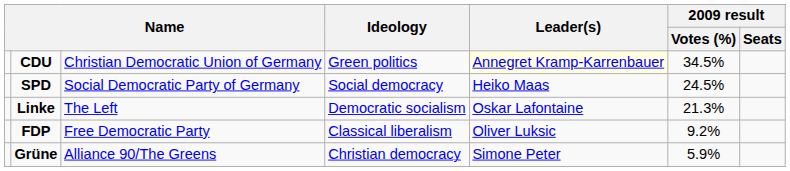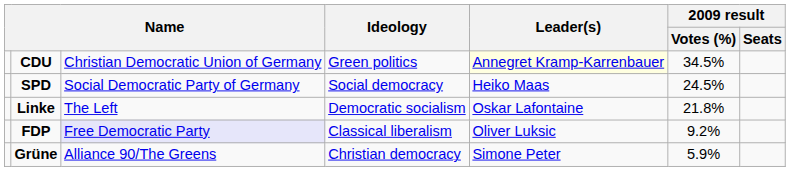(704, 108) 21.3% -> (704, 108) 21.8%
(137, 131) no background -> (137, 131) lavender background
